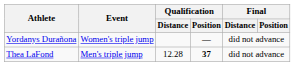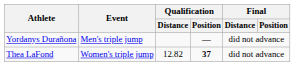(117, 40) Women's triple jump -> (112, 40) Men's triple jump
(112, 54) Men's triple jump -> (117, 54) Women's triple jump
(173, 54) 12.28 -> (173, 54) 12.82
